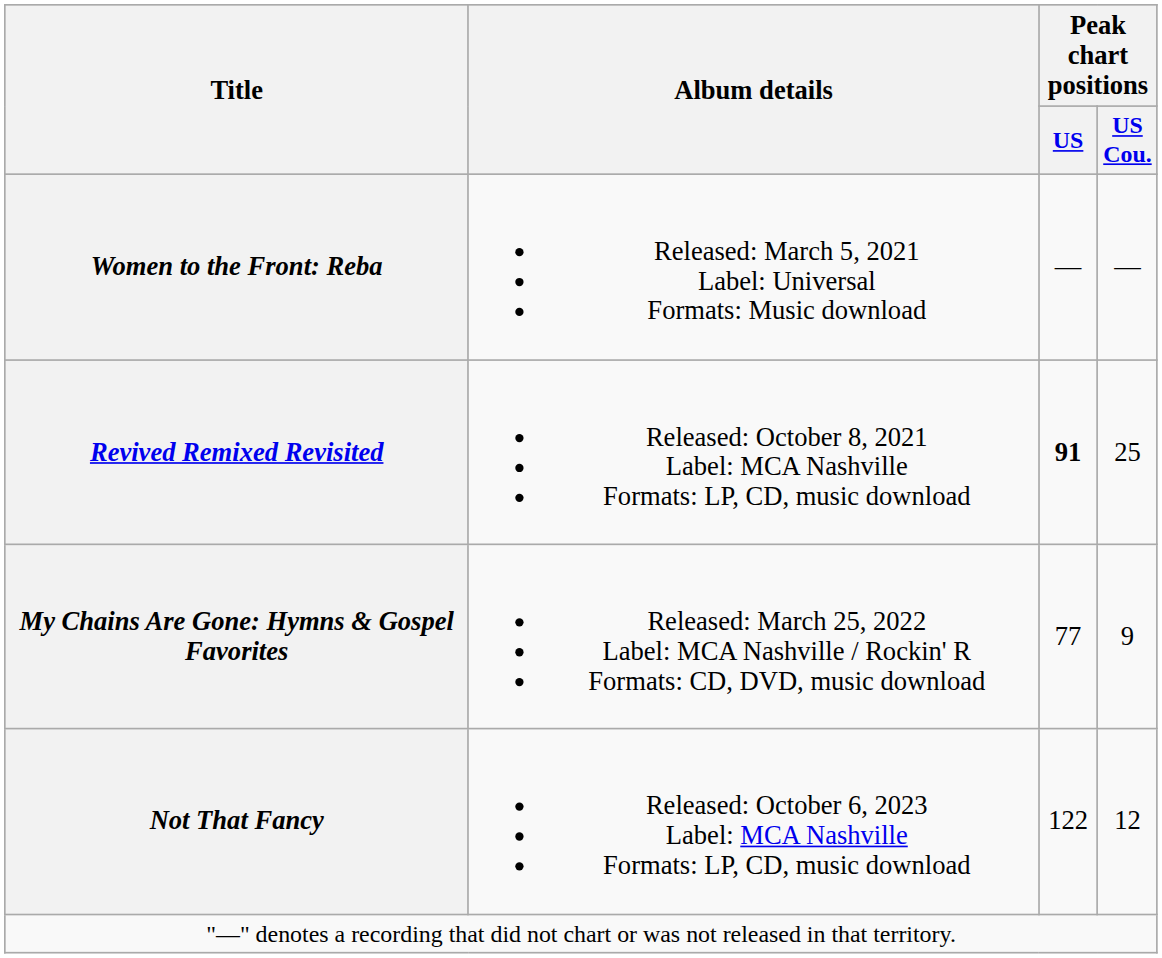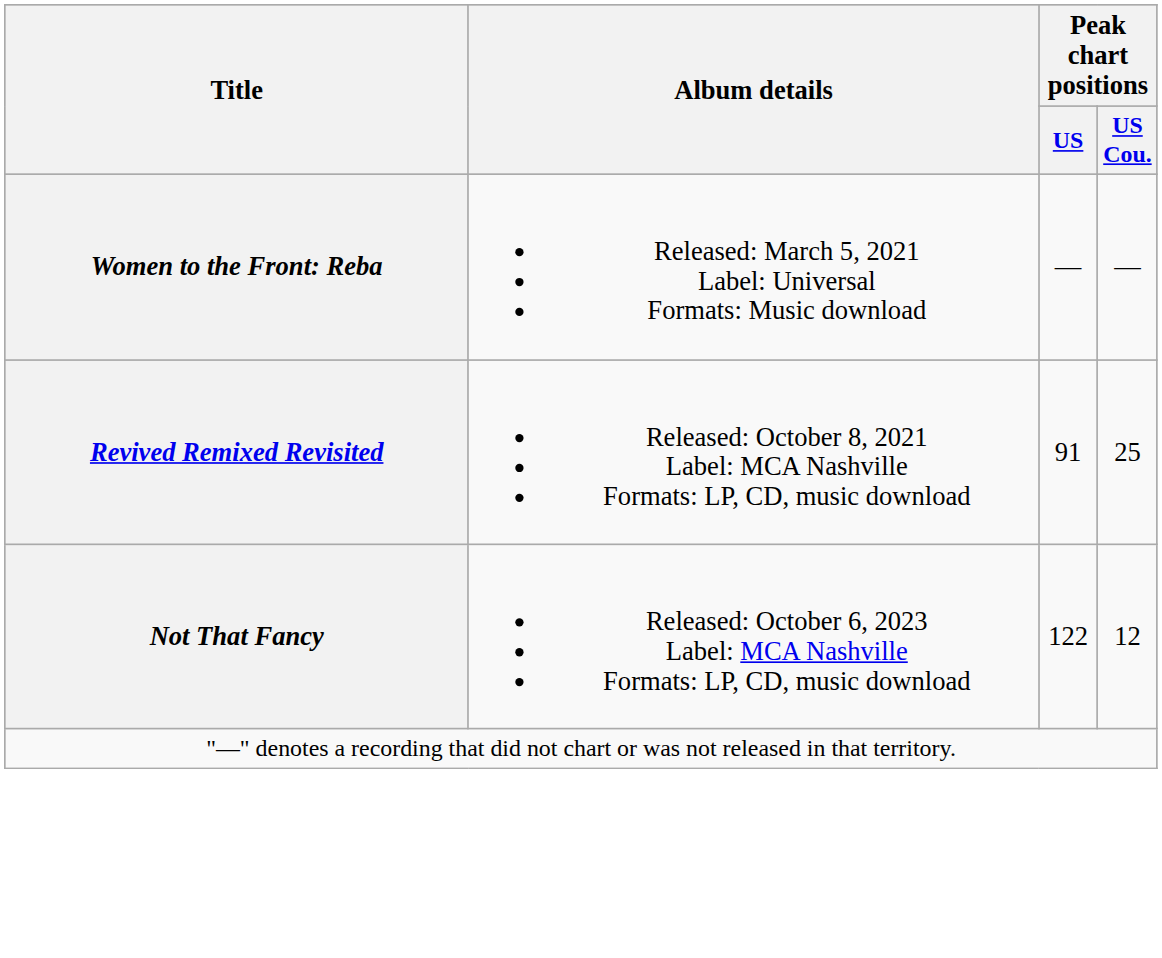(1068, 451) bold -> (1068, 451) normal
- row: (237, 636)
